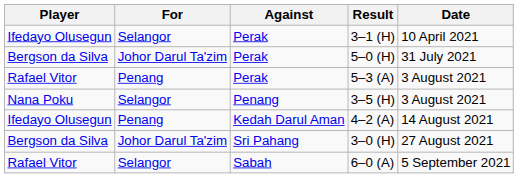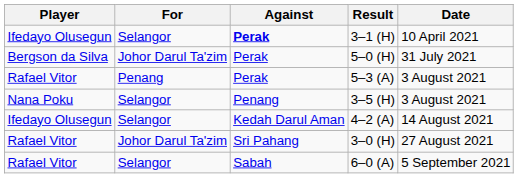(250, 36) normal -> (251, 36) bold
(141, 120) Penang -> (144, 120) Selangor
(58, 141) Bergson da Silva -> (42, 141) Rafael Vitor
